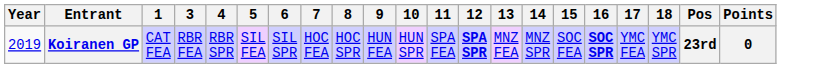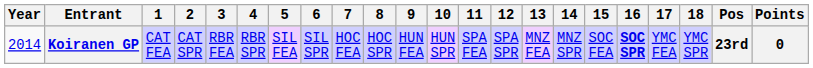+ column: (190, 16)
(25, 45) 2019 -> (25, 45) 2014
(474, 45) bold -> (506, 45) normal
